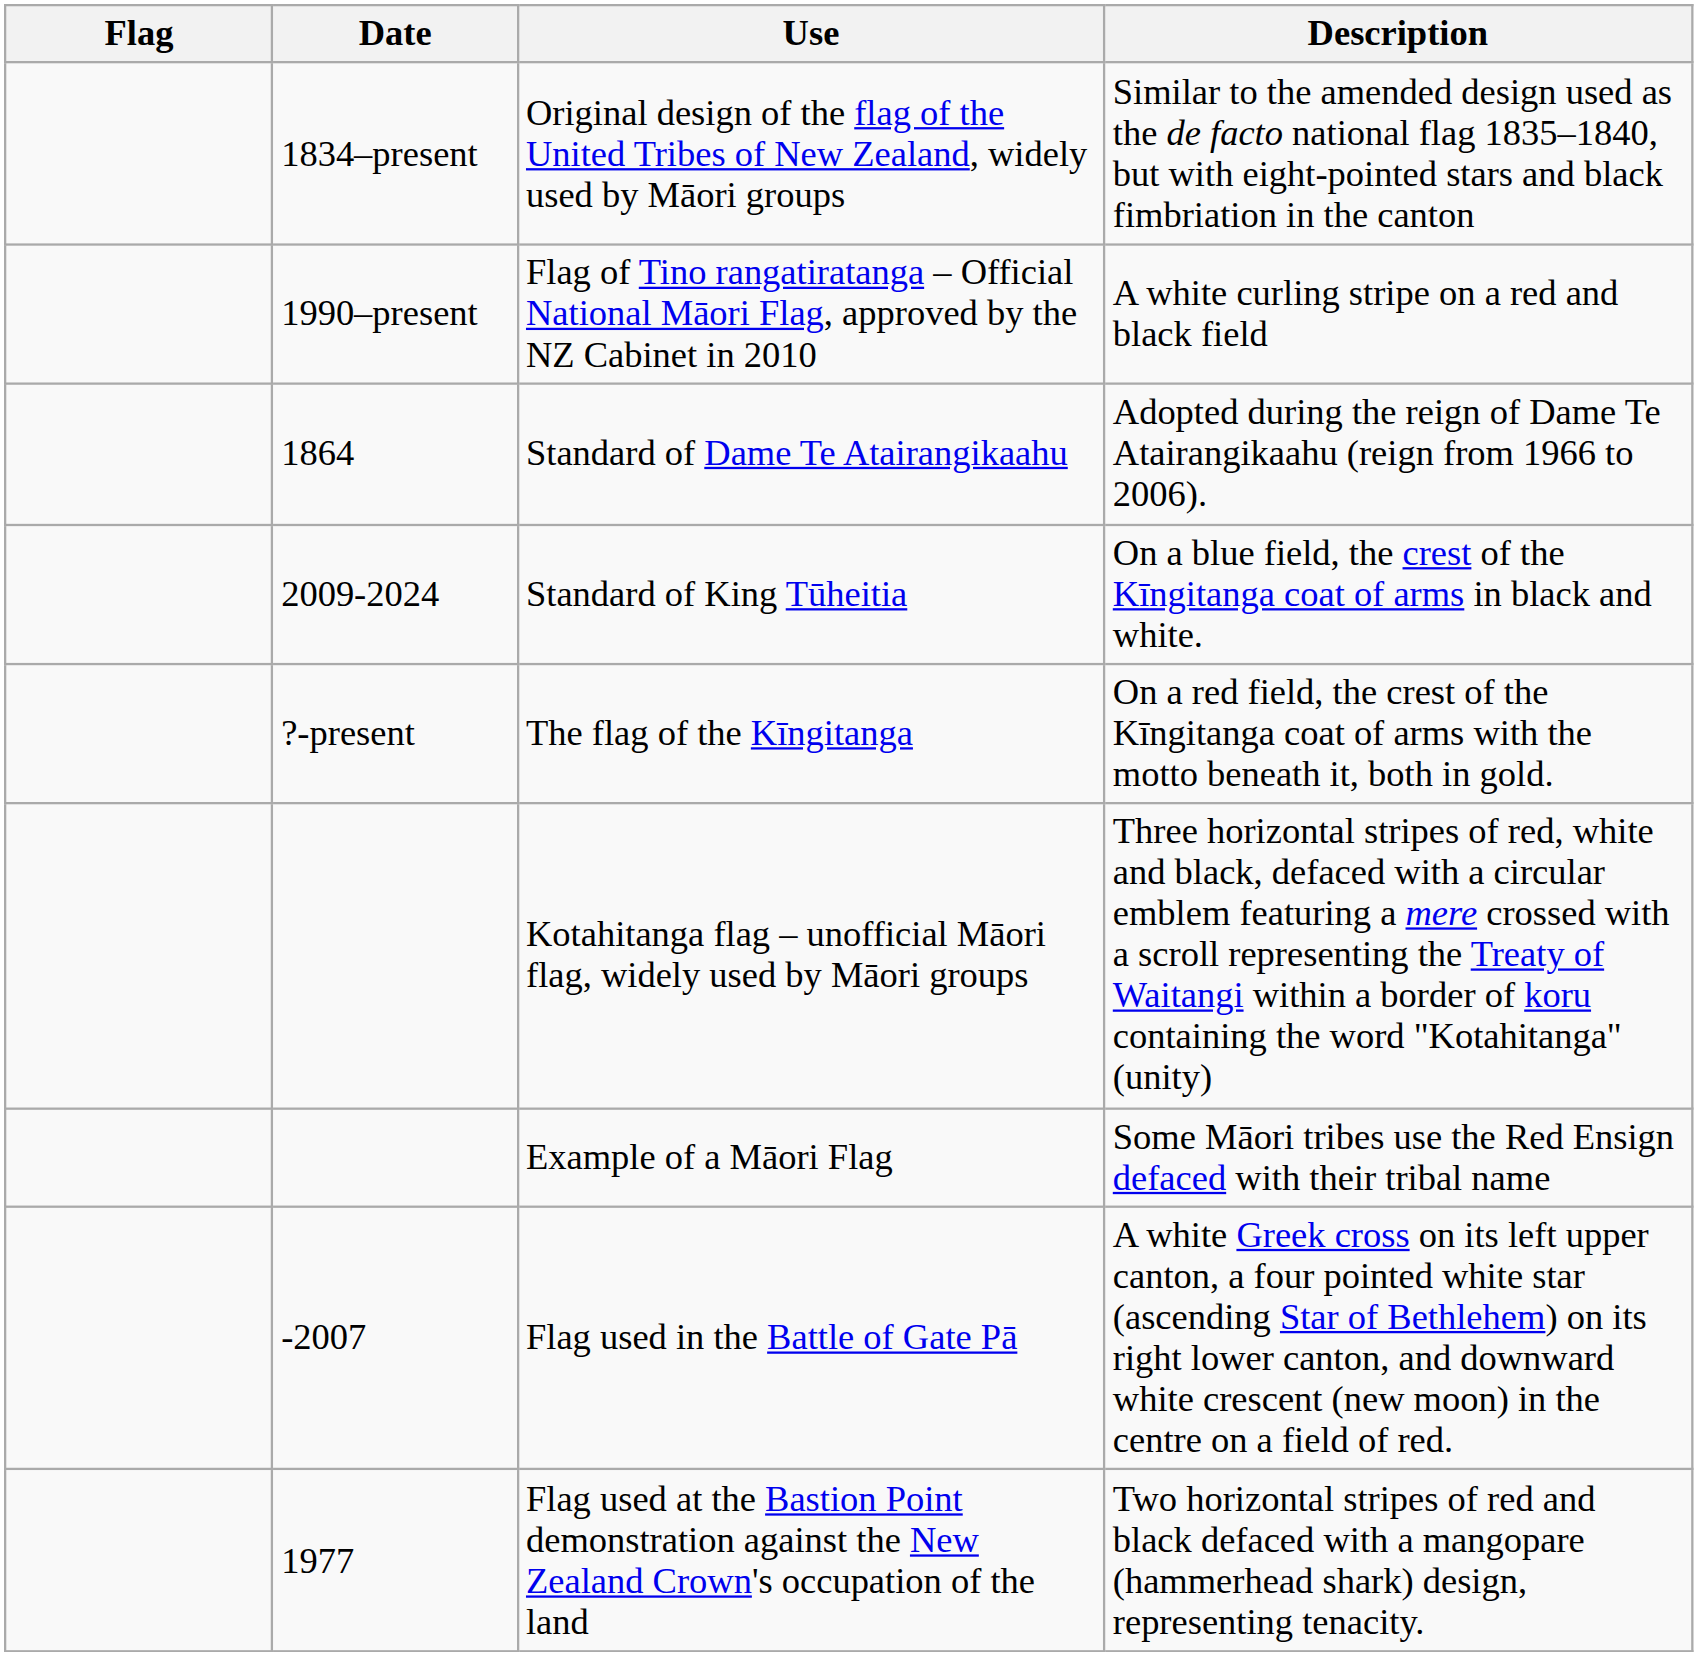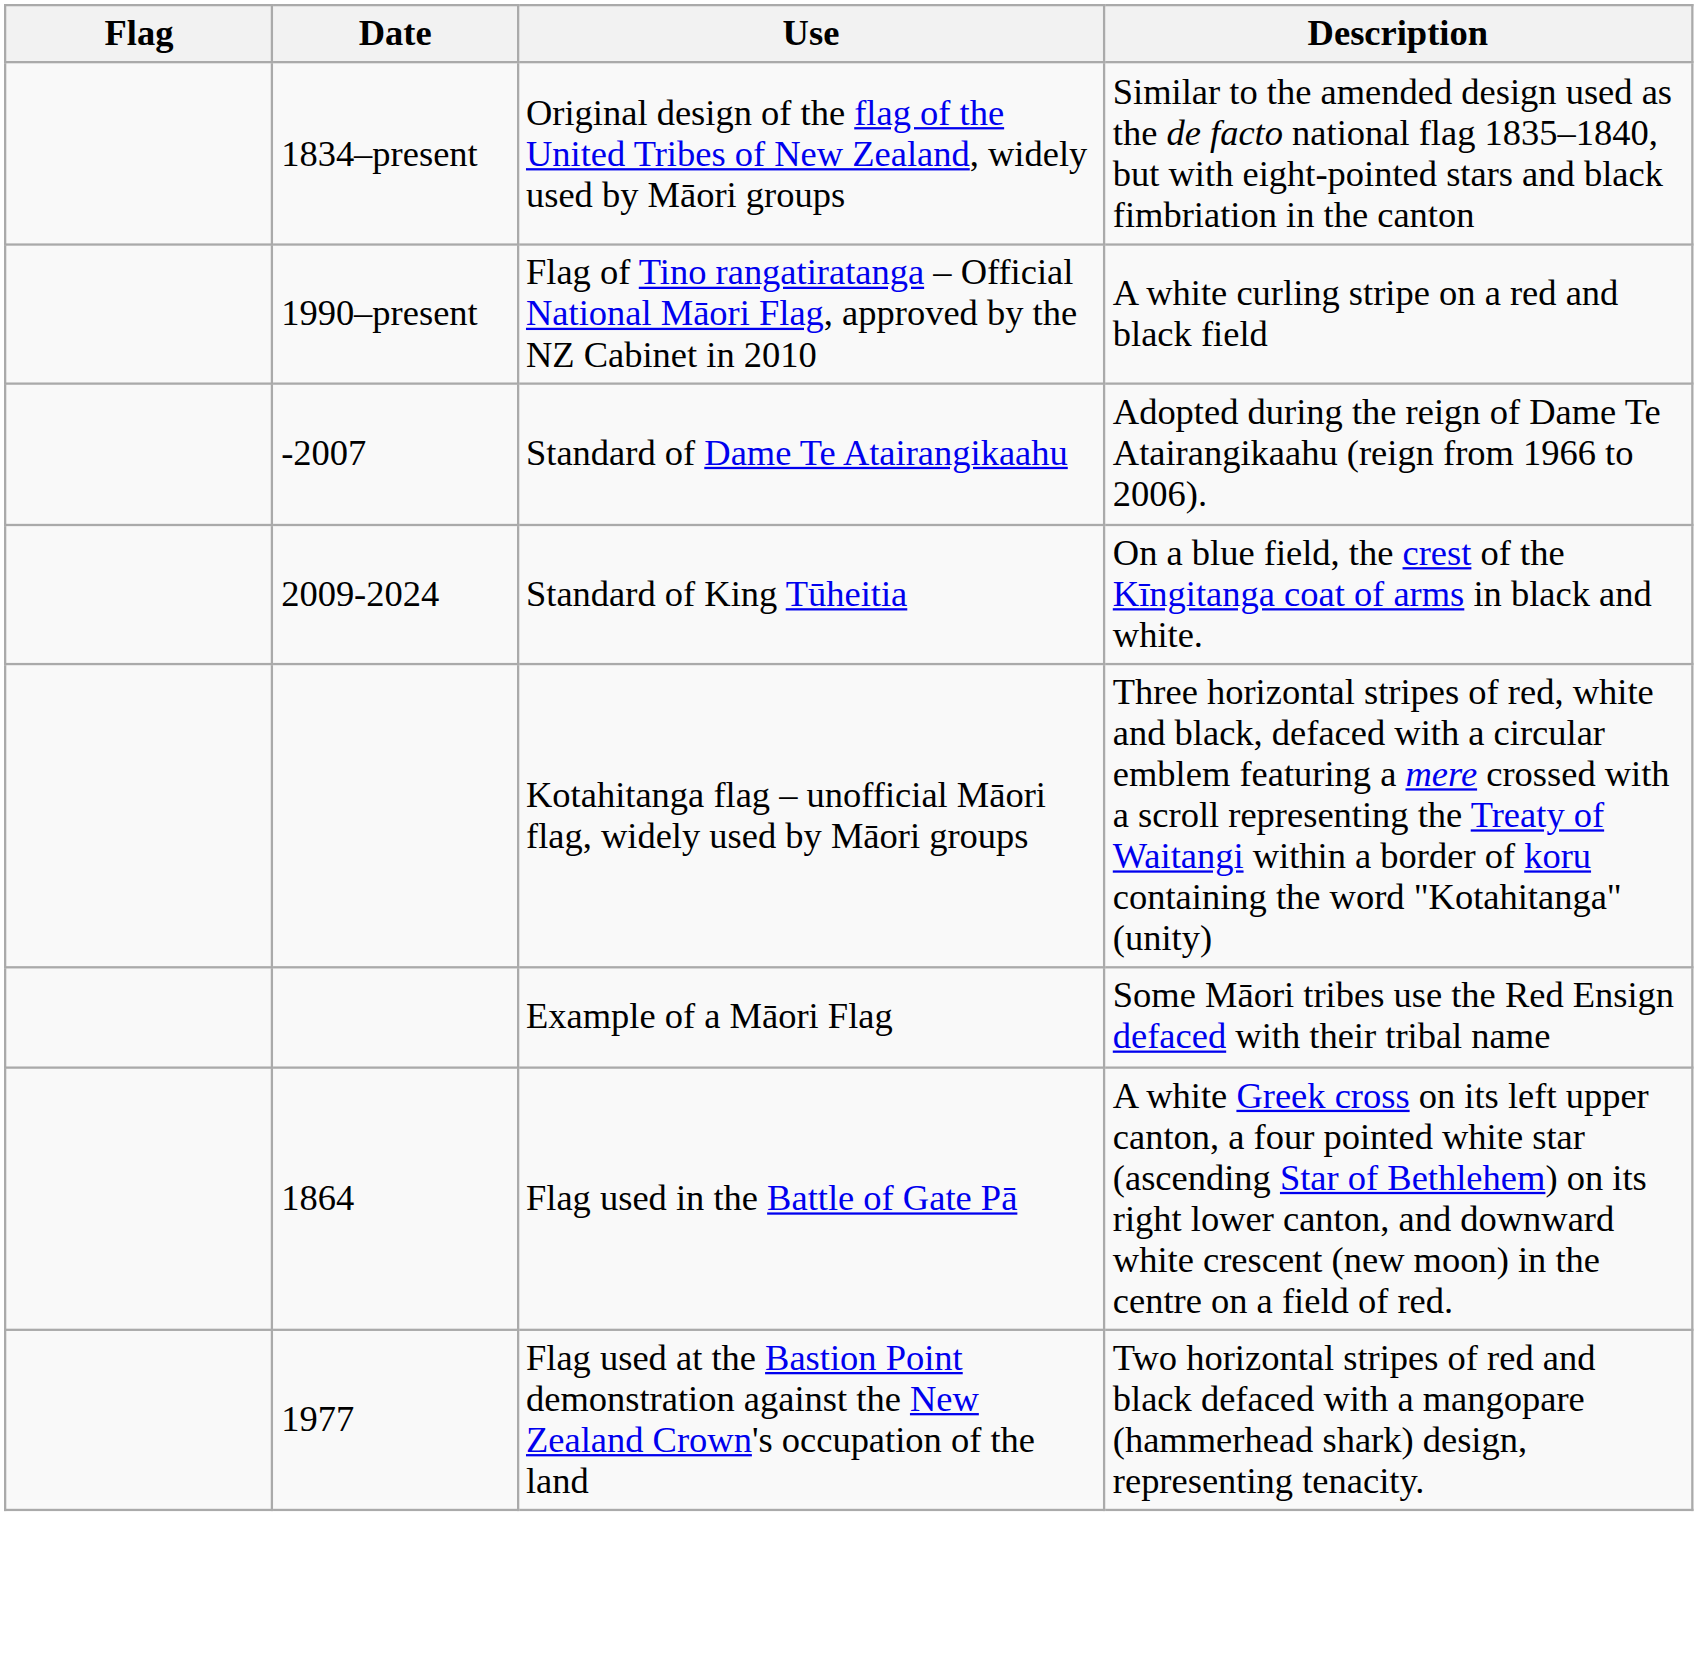(318, 453) 1864 -> (324, 453) -2007
- row: (719, 733)
(324, 1337) -2007 -> (318, 1197) 1864
